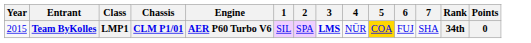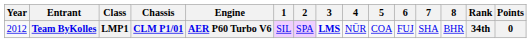+ column: (454, 12)
(17, 28) 2015 -> (17, 28) 2012
(382, 28) gold background -> (382, 28) no background
